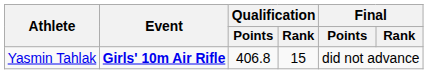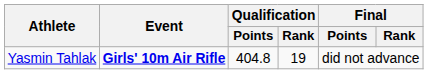(253, 58) 406.8 -> (253, 58) 404.8
(298, 58) 15 -> (298, 58) 19
